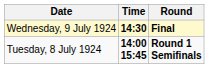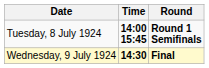rows swapped: (54, 50) <-> (61, 28)
